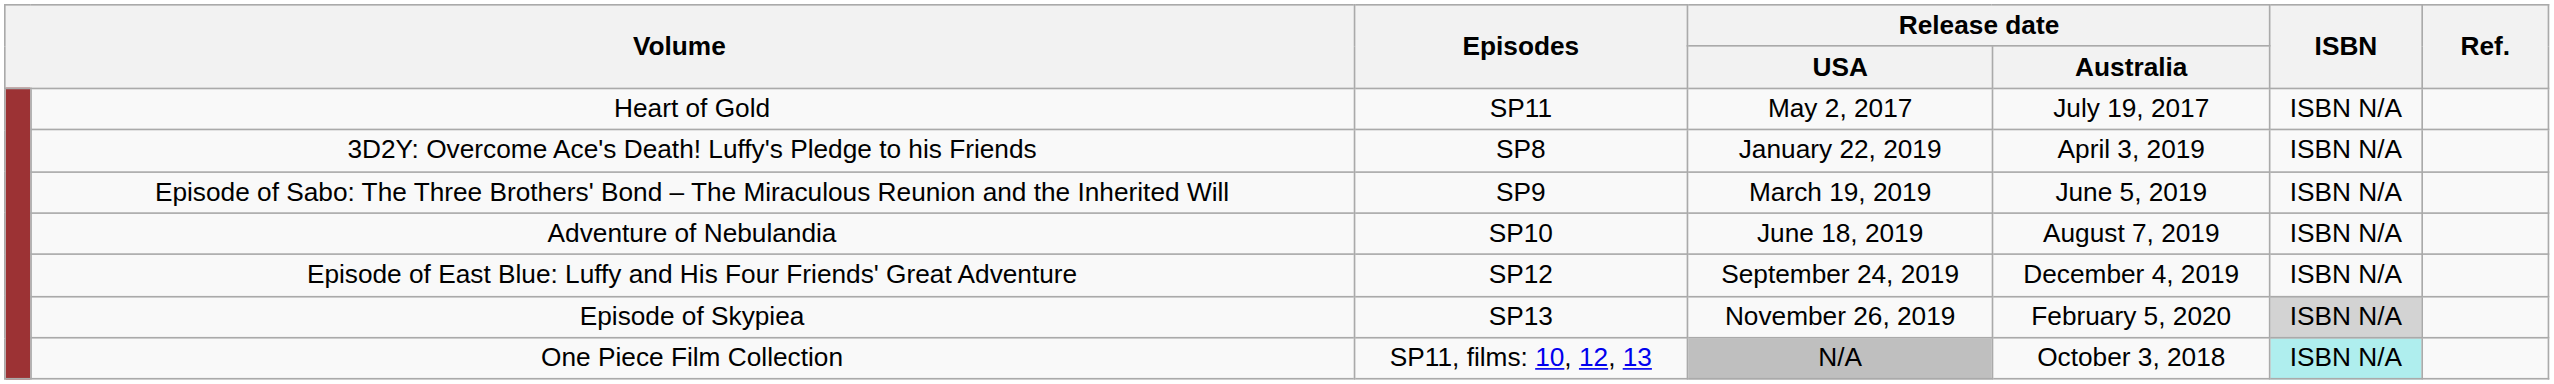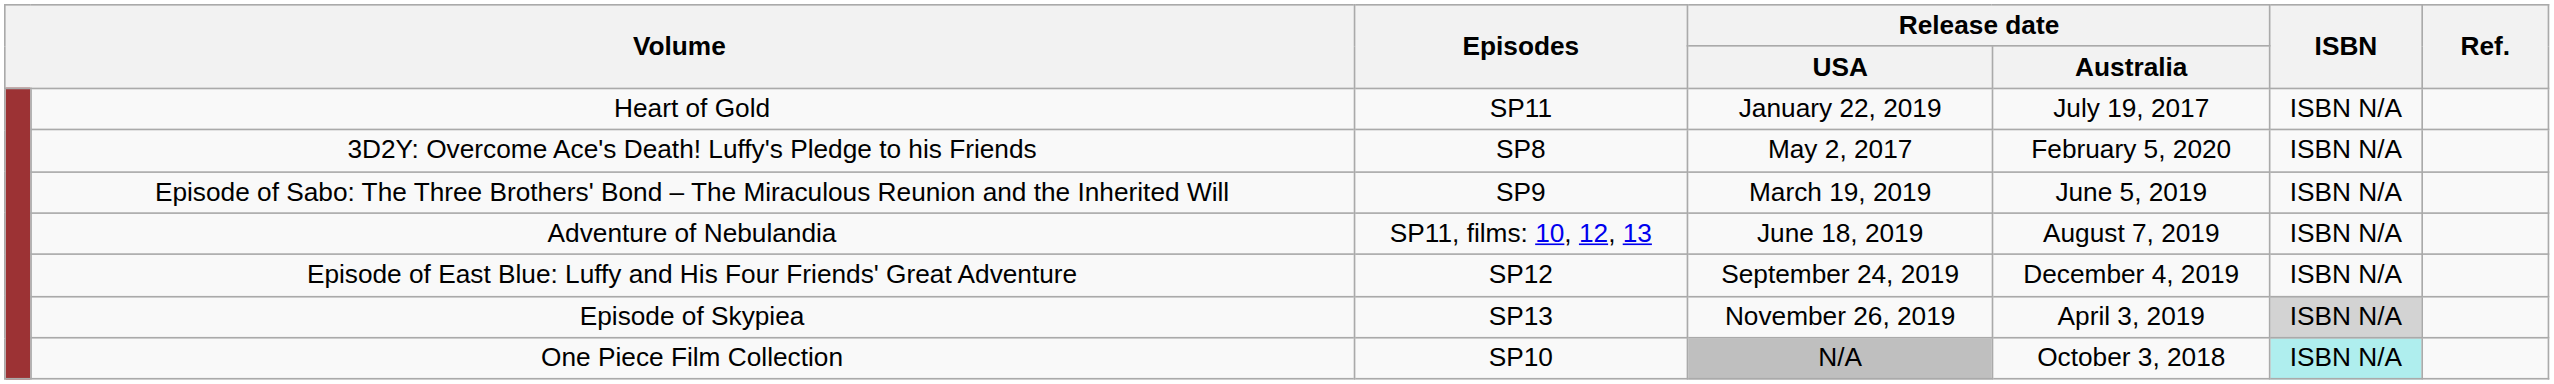(1840, 108) May 2, 2017 -> (1840, 108) January 22, 2019
(1840, 150) January 22, 2019 -> (1840, 150) May 2, 2017
(2131, 150) April 3, 2019 -> (2131, 150) February 5, 2020
(1521, 233) SP10 -> (1521, 233) SP11, films: 10, 12, 13
(2131, 316) February 5, 2020 -> (2131, 316) April 3, 2019
(1521, 358) SP11, films: 10, 12, 13 -> (1521, 358) SP10
